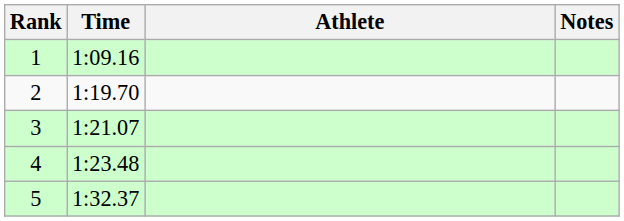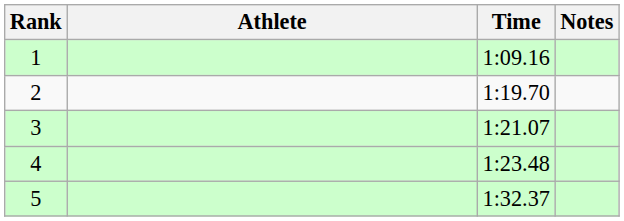columns swapped: (350, 22) <-> (106, 22)
